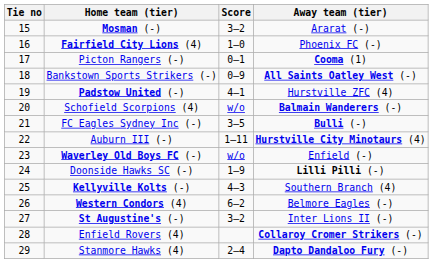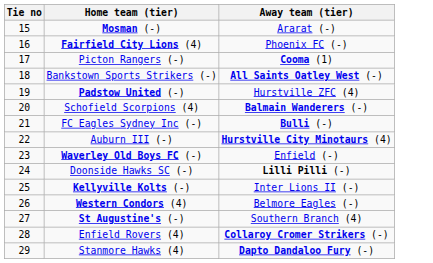- column: (236, 12)
(341, 187) Southern Branch (4) -> (307, 187) Inter Lions II (-)
(341, 219) Inter Lions II (-) -> (307, 219) Southern Branch (4)
